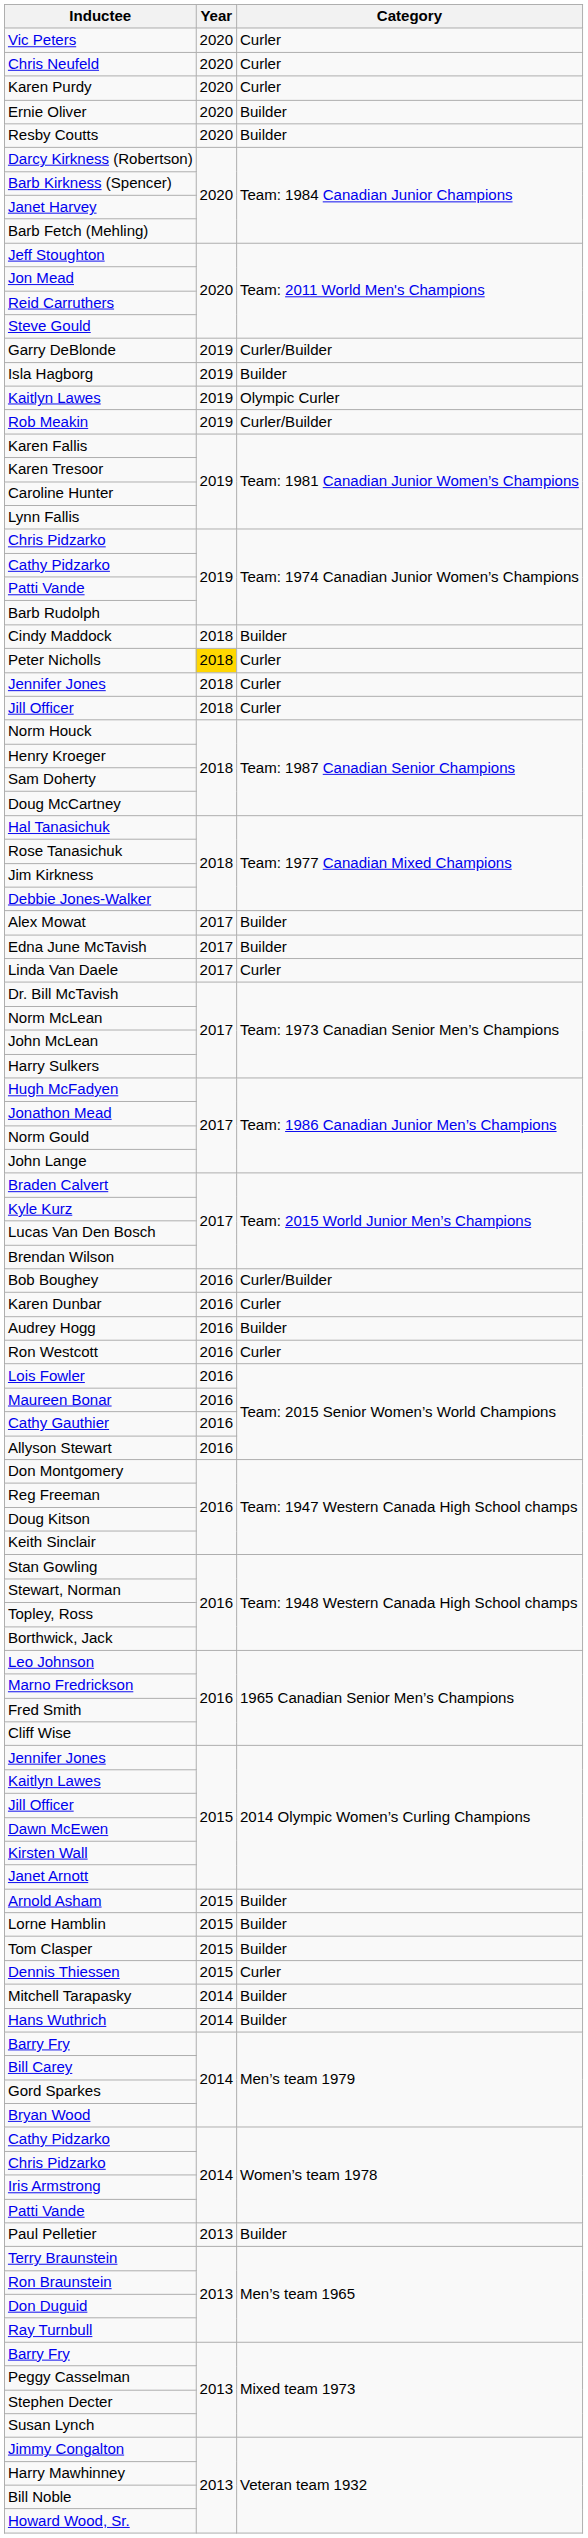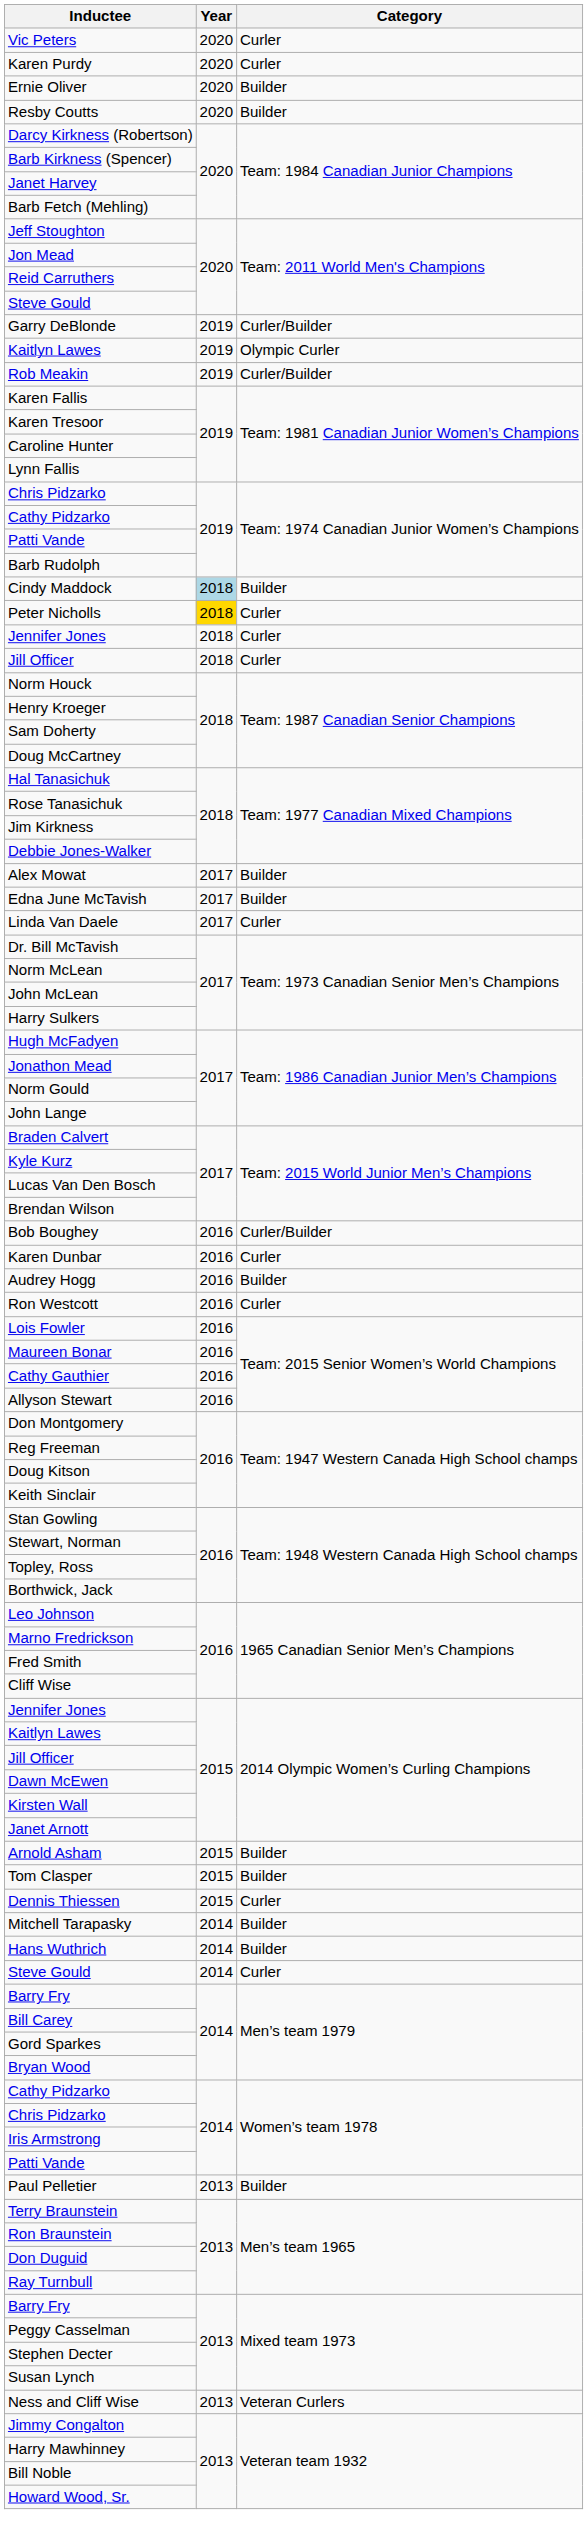- row: (53, 64)
- row: (51, 374)
(216, 636) no background -> (216, 588) lightblue background
- row: (57, 1924)
+ row: (49, 1972)
+ row: (73, 2401)
